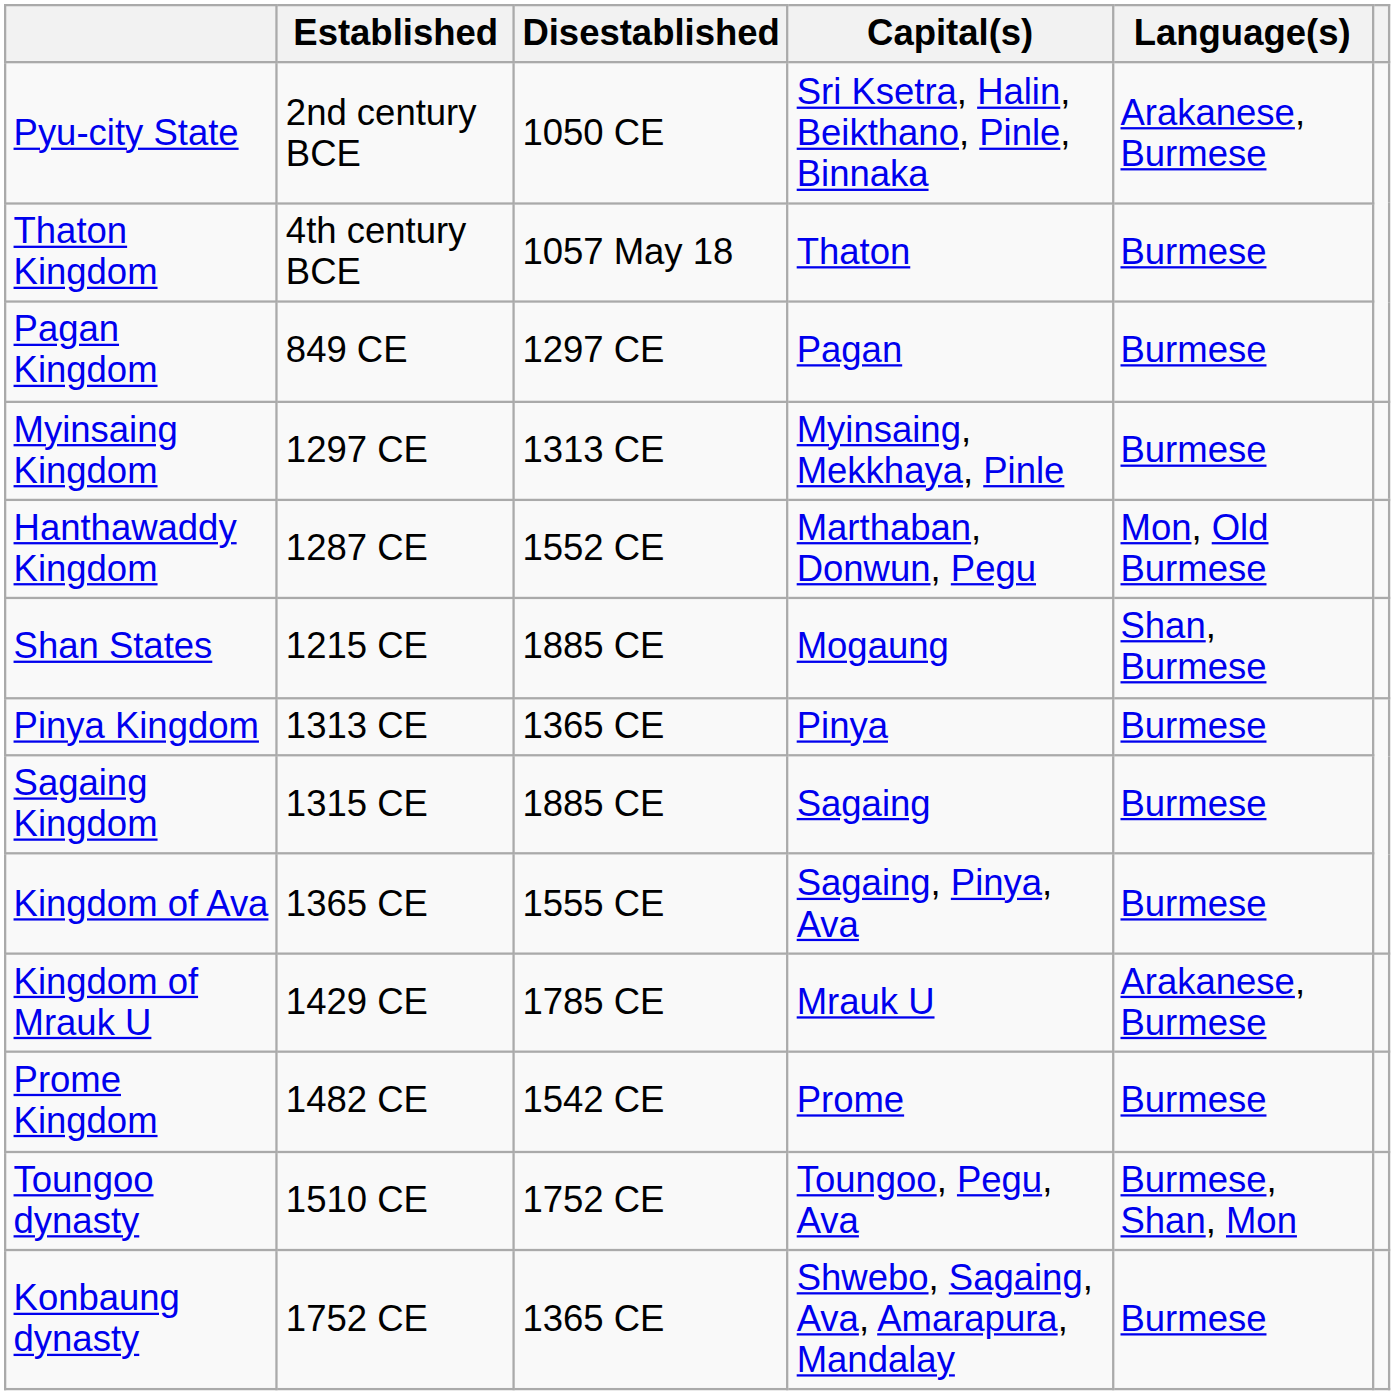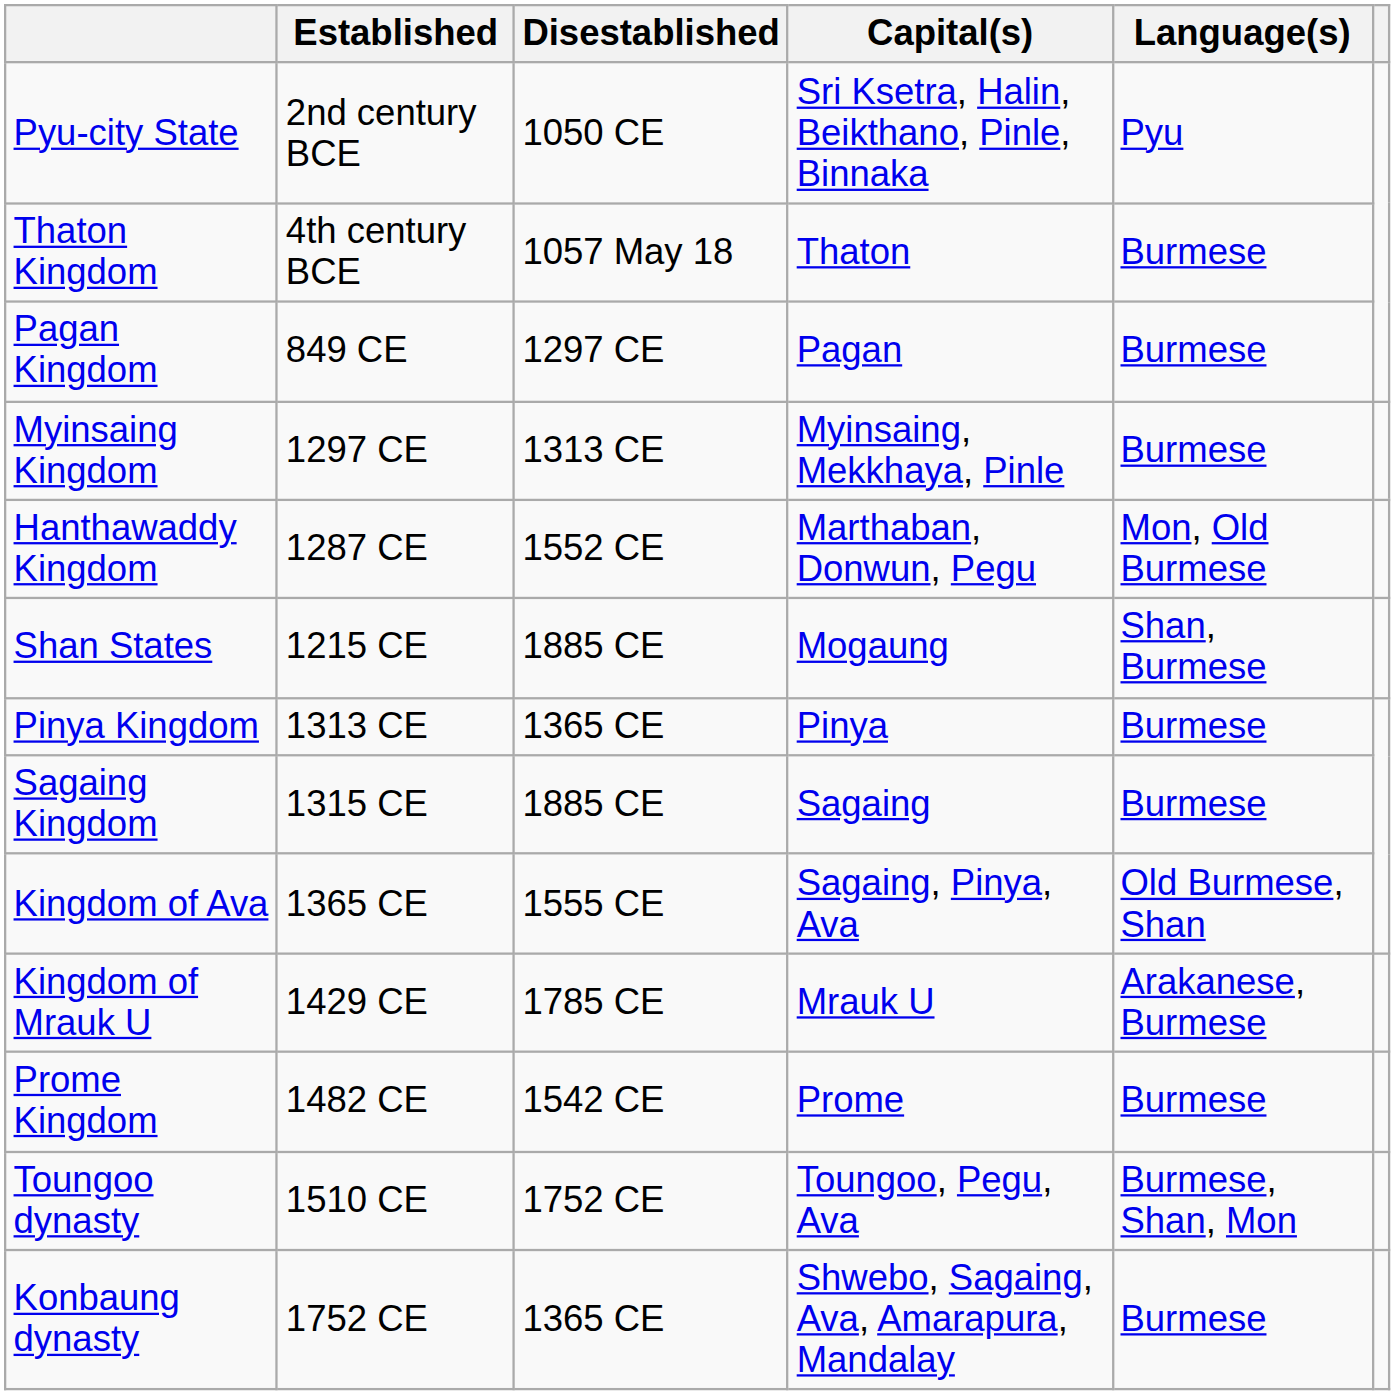(1213, 132) Arakanese, Burmese -> (1152, 132) Pyu
(1193, 902) Burmese -> (1232, 902) Old Burmese, Shan
